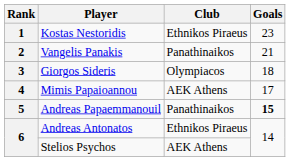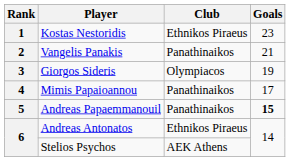(268, 71) 18 -> (268, 71) 19
(197, 90) AEK Athens -> (200, 90) Panathinaikos
